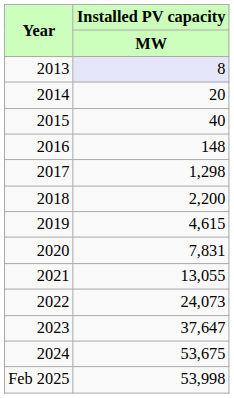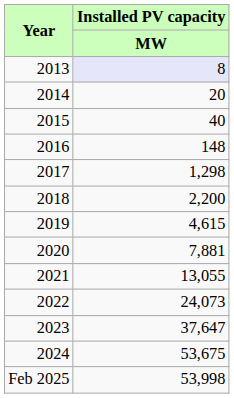(207, 250) 7,831 -> (207, 250) 7,881
